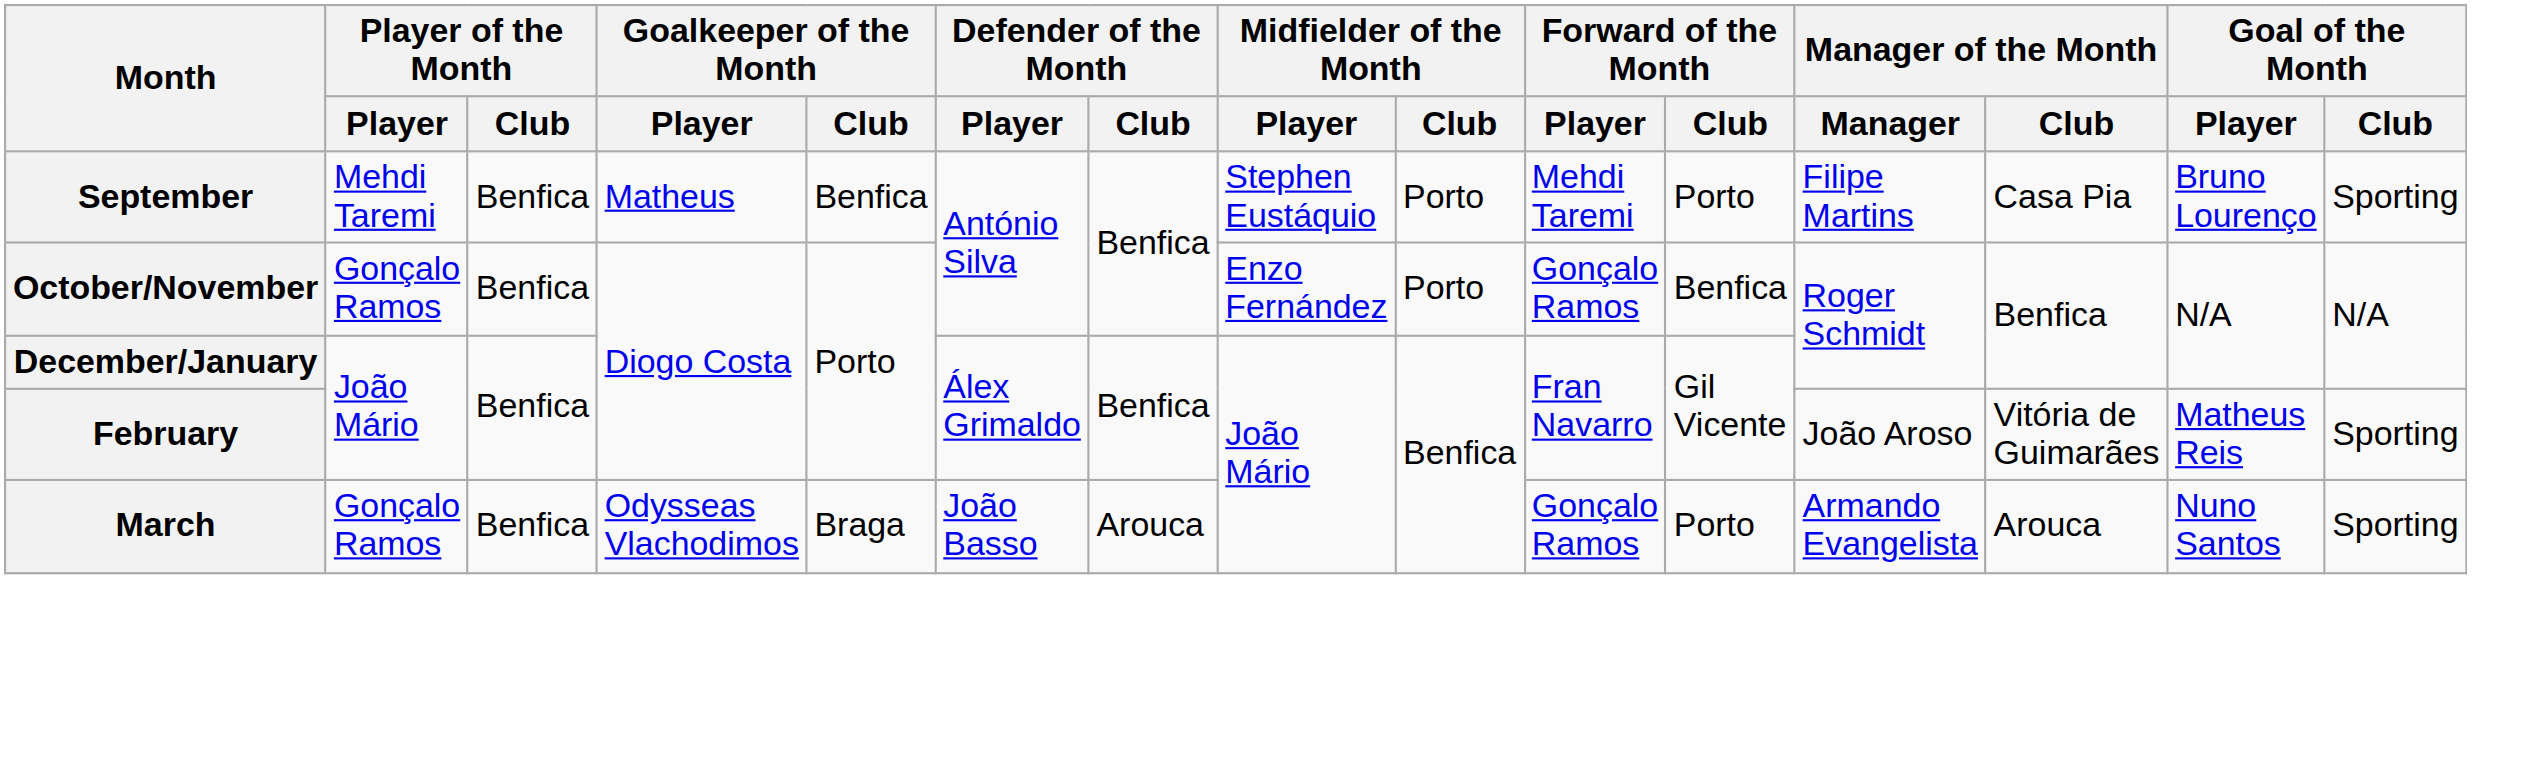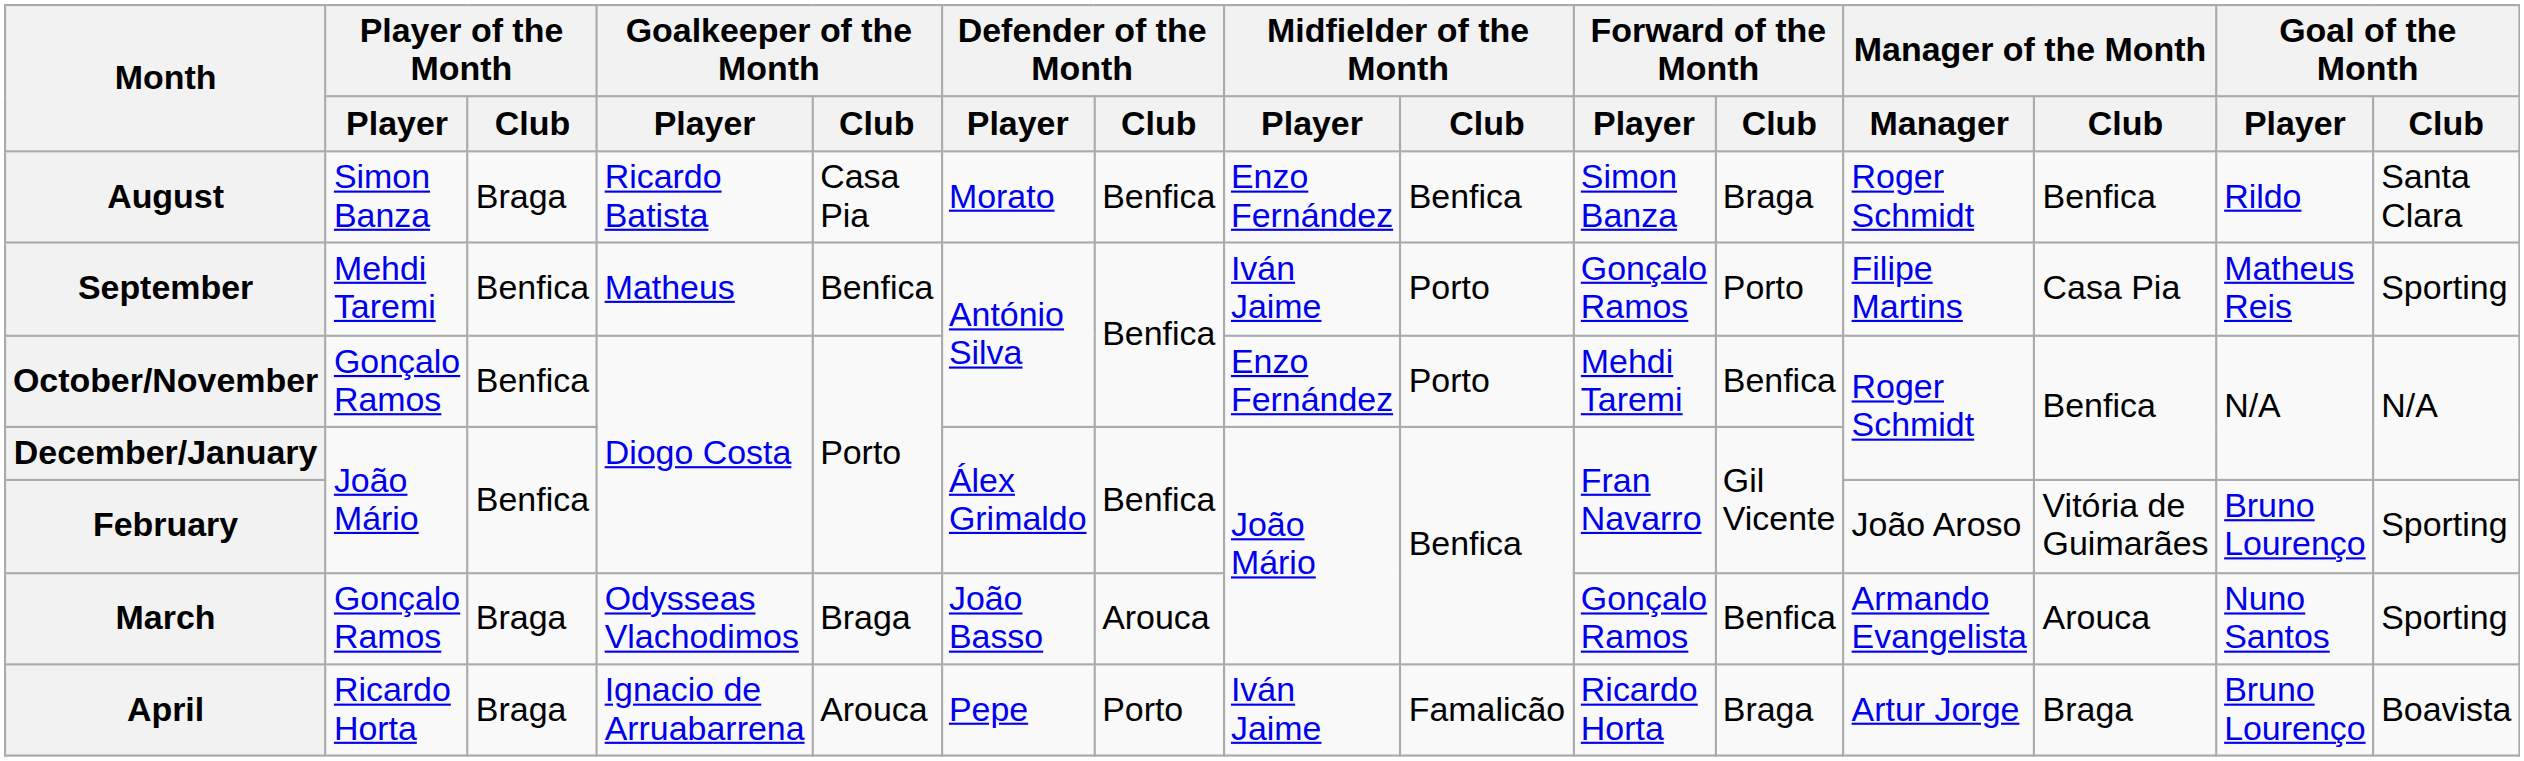+ row: (166, 196)
(1301, 196) Stephen Eustáquio -> (1276, 288) Iván Jaime
(1583, 196) Mehdi Taremi -> (1644, 288) Gonçalo Ramos
(2246, 196) Bruno Lourenço -> (2289, 288) Matheus Reis
(1595, 288) Gonçalo Ramos -> (1632, 380) Mehdi Taremi
(2240, 433) Matheus Reis -> (2295, 525) Bruno Lourenço
(532, 525) Benfica -> (521, 617) Braga
(1714, 525) Porto -> (1779, 617) Benfica
+ row: (166, 709)
